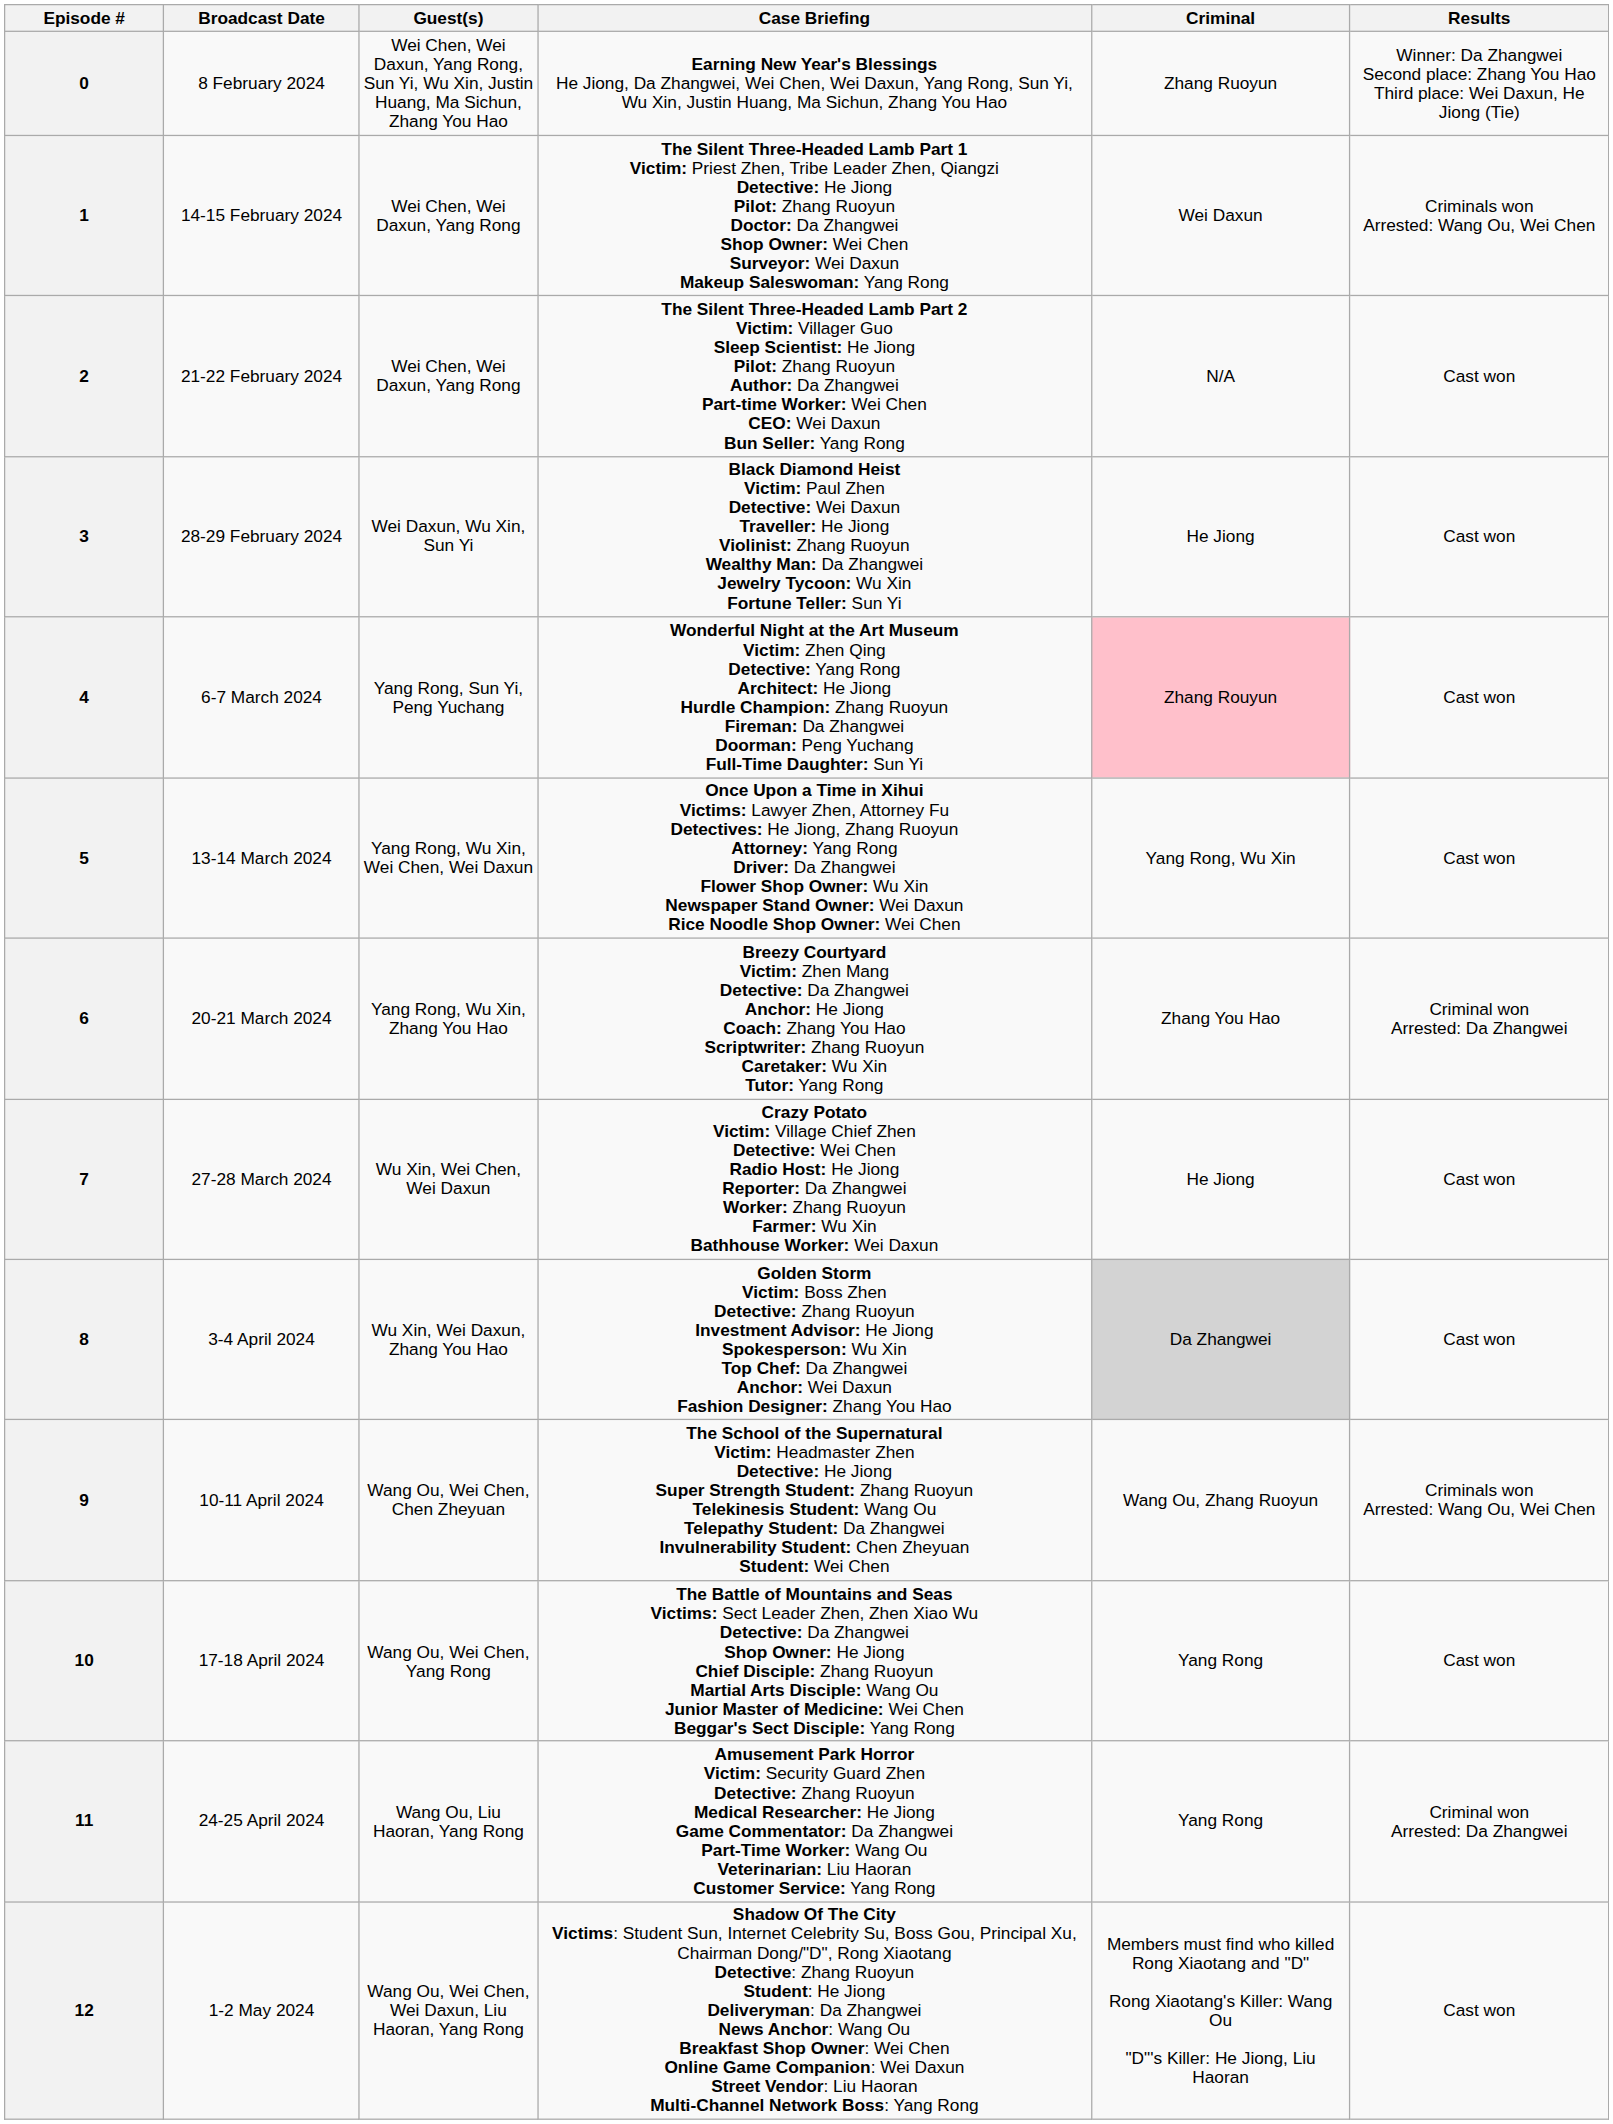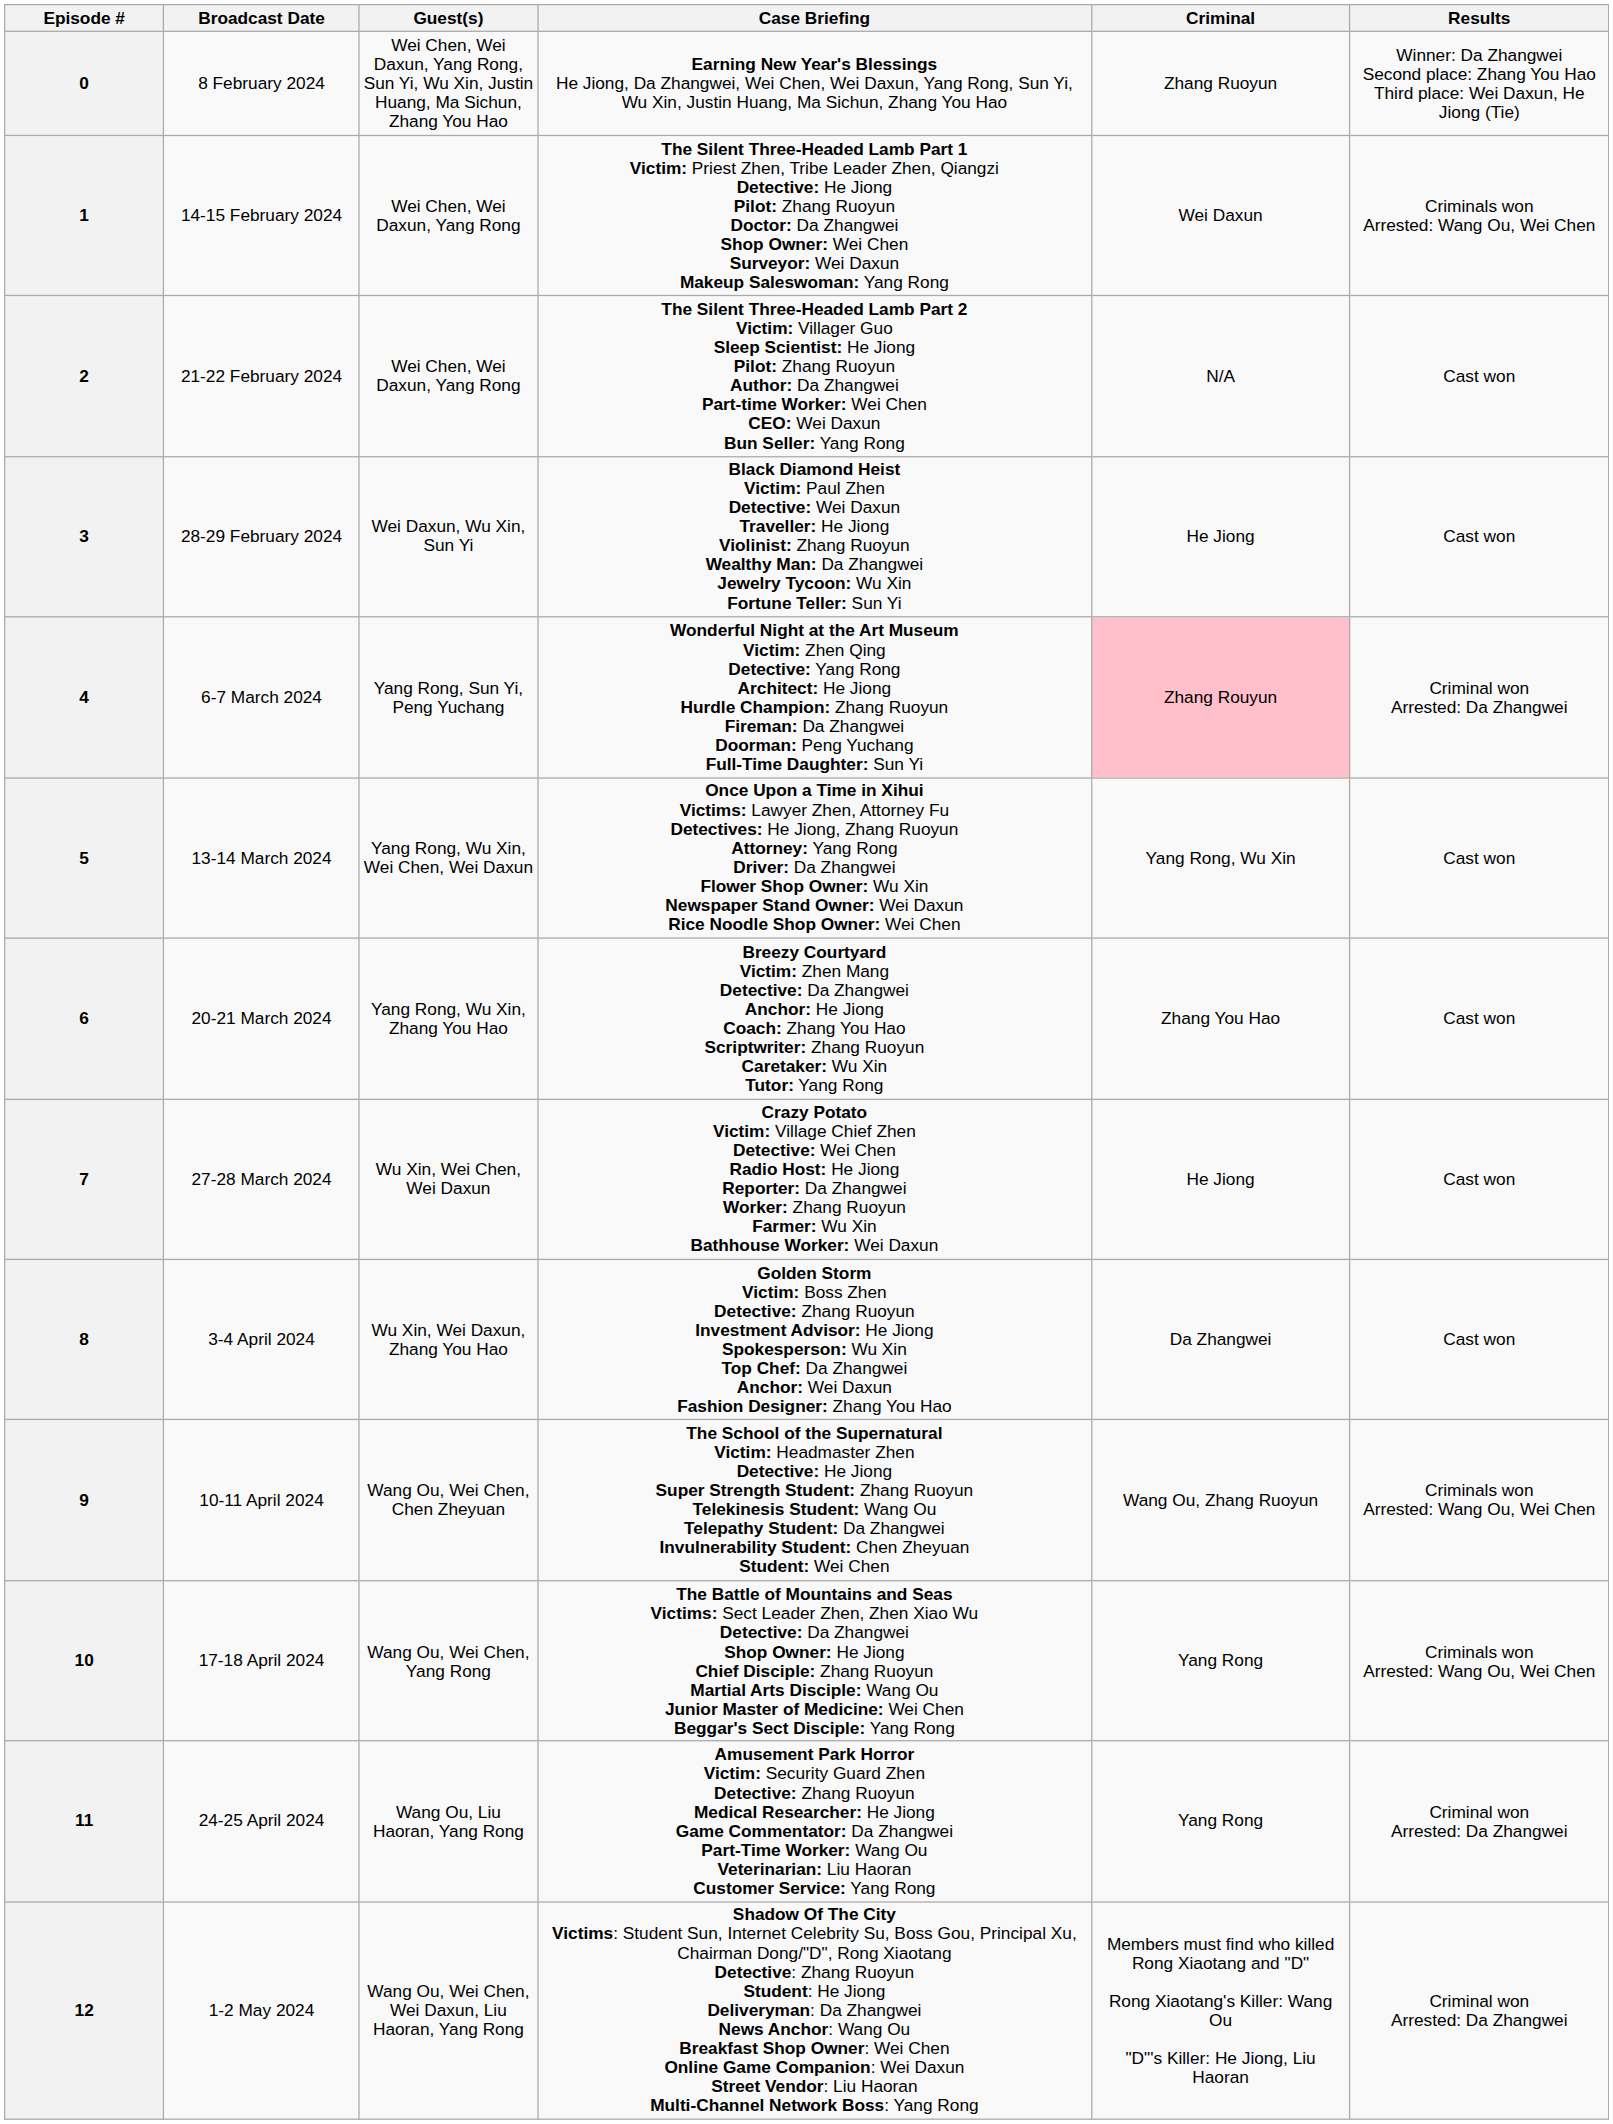(1479, 697) Cast won -> (1479, 697) Criminal won Arrested: Da Zhangwei
(1479, 1018) Criminal won Arrested: Da Zhangwei -> (1479, 1018) Cast won
(1221, 1339) lightgrey background -> (1221, 1339) no background
(1479, 1660) Cast won -> (1479, 1660) Criminals won Arrested: Wang Ou, Wei Chen
(1479, 2010) Cast won -> (1479, 2010) Criminal won Arrested: Da Zhangwei
